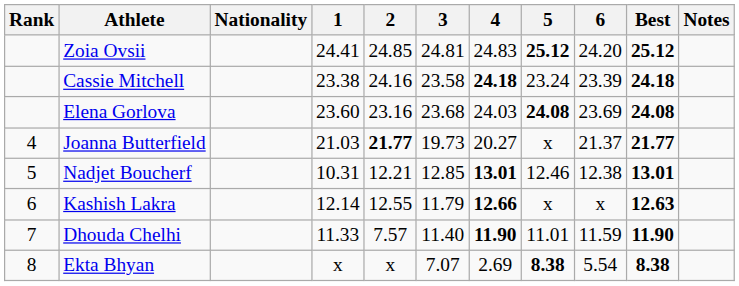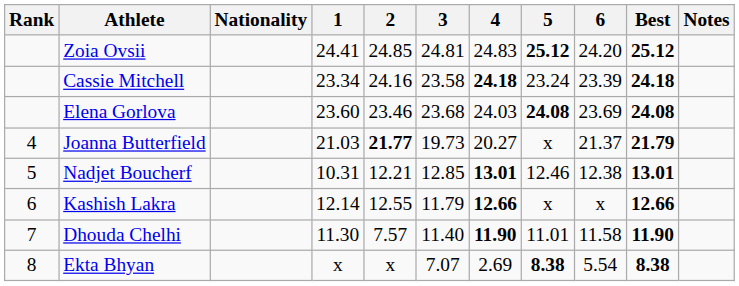(338, 81) 23.38 -> (338, 81) 23.34
(390, 111) 23.16 -> (390, 111) 23.46
(653, 142) 21.77 -> (653, 142) 21.79
(653, 204) 12.63 -> (653, 204) 12.66
(338, 234) 11.33 -> (338, 234) 11.30
(600, 234) 11.59 -> (600, 234) 11.58
